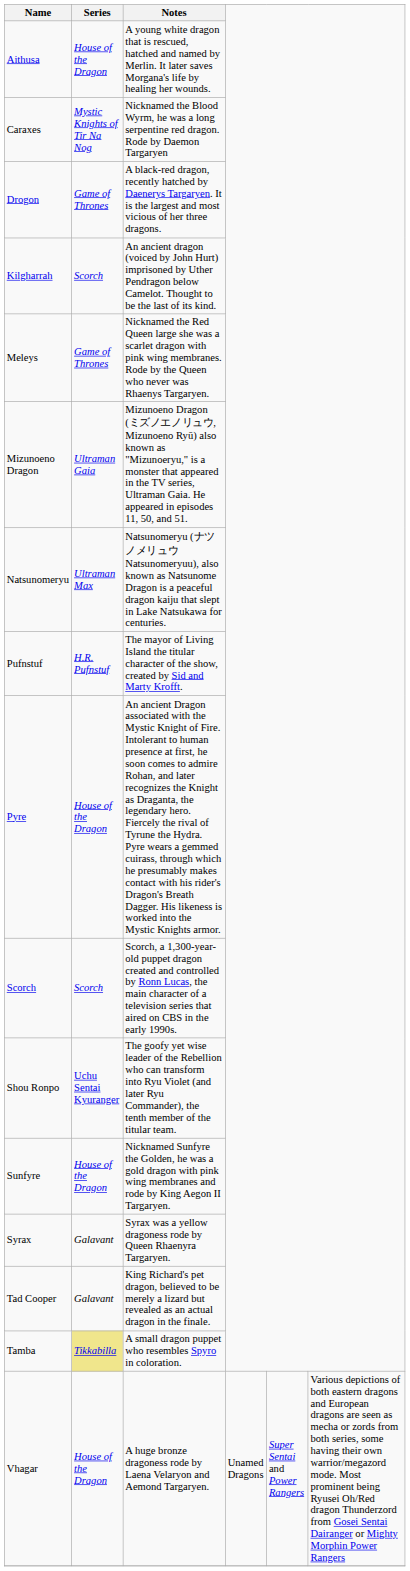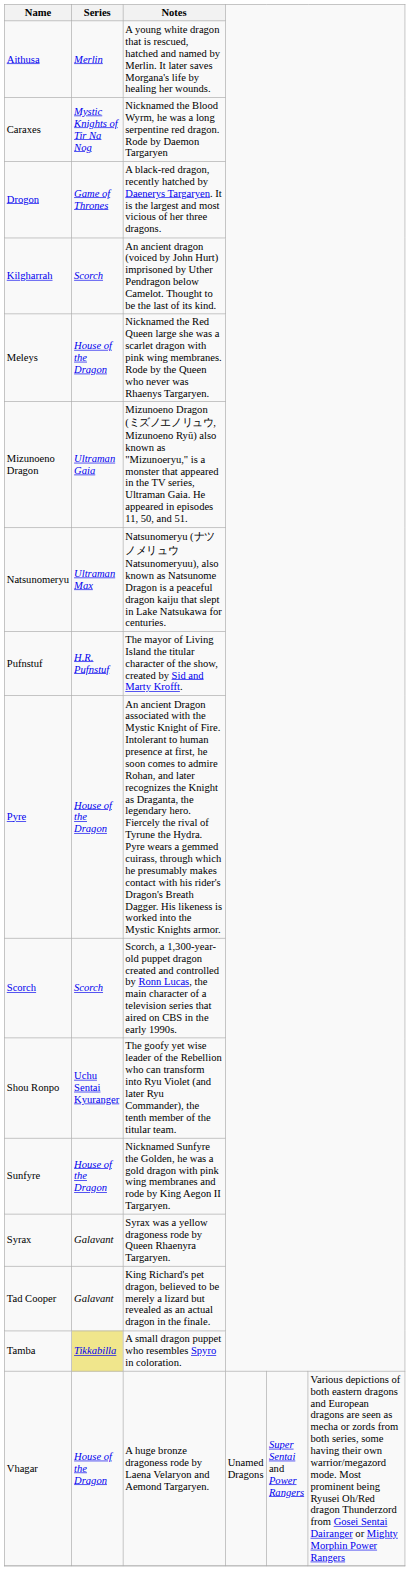(93, 59) House of the Dragon -> (88, 59) Merlin
(92, 357) Game of Thrones -> (93, 357) House of the Dragon
